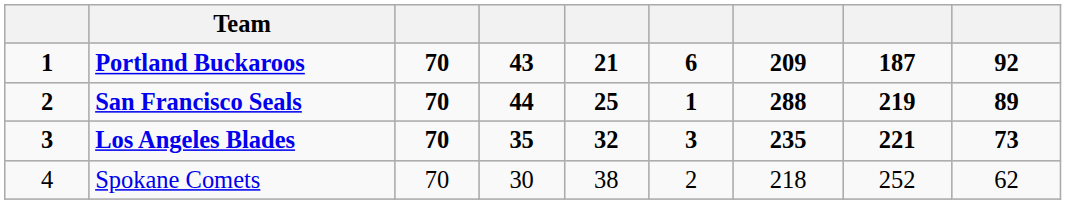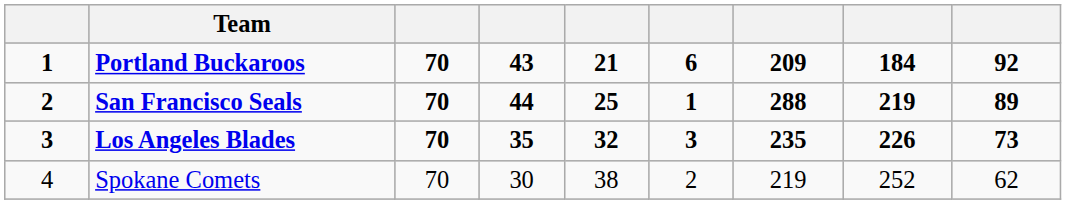(897, 62) 187 -> (897, 62) 184
(897, 140) 221 -> (897, 140) 226
(788, 179) 218 -> (788, 179) 219
